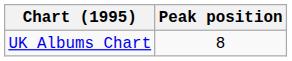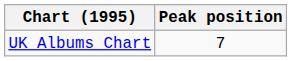(221, 43) 8 -> (221, 43) 7
